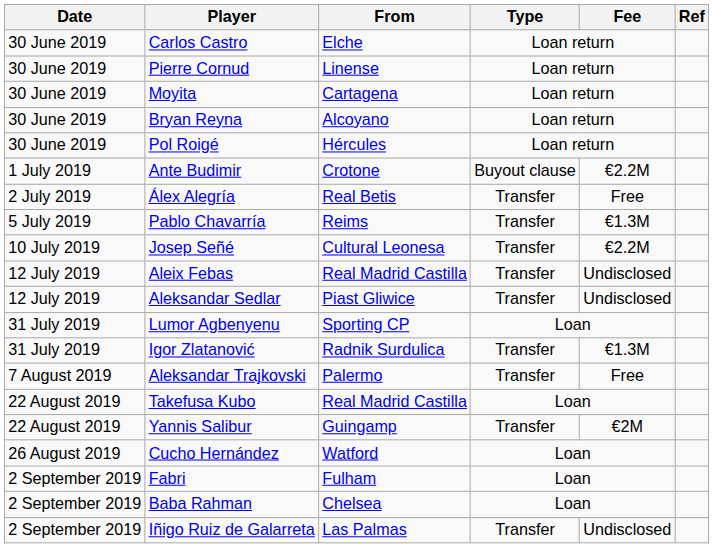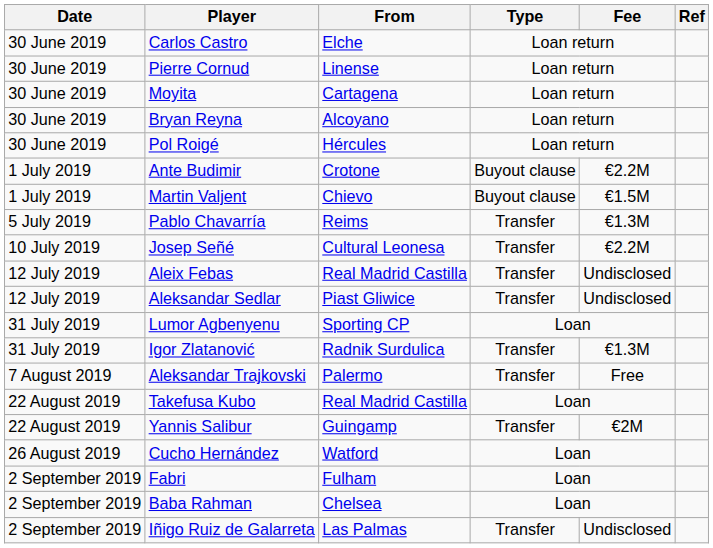+ row: (197, 196)
- row: (192, 196)
